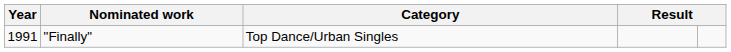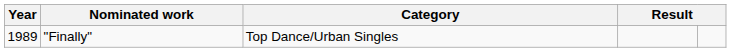(22, 36) 1991 -> (22, 36) 1989
